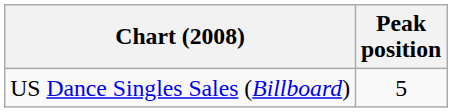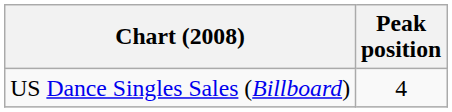(401, 87) 5 -> (401, 87) 4
